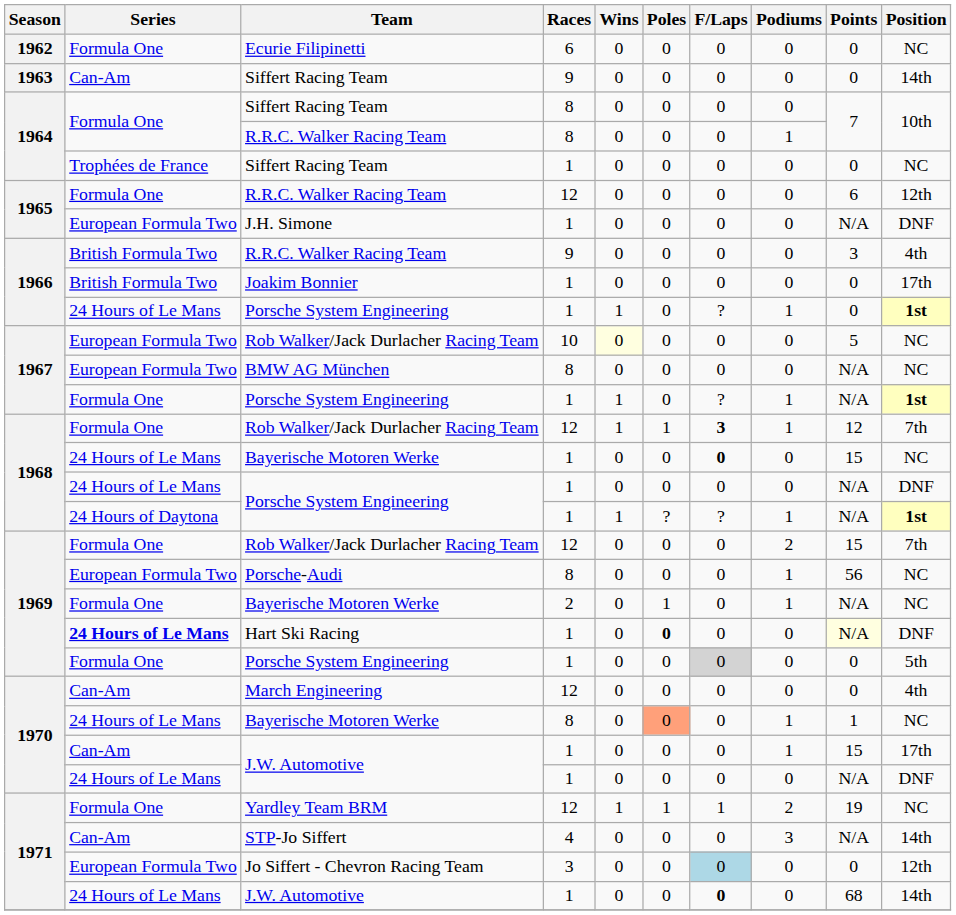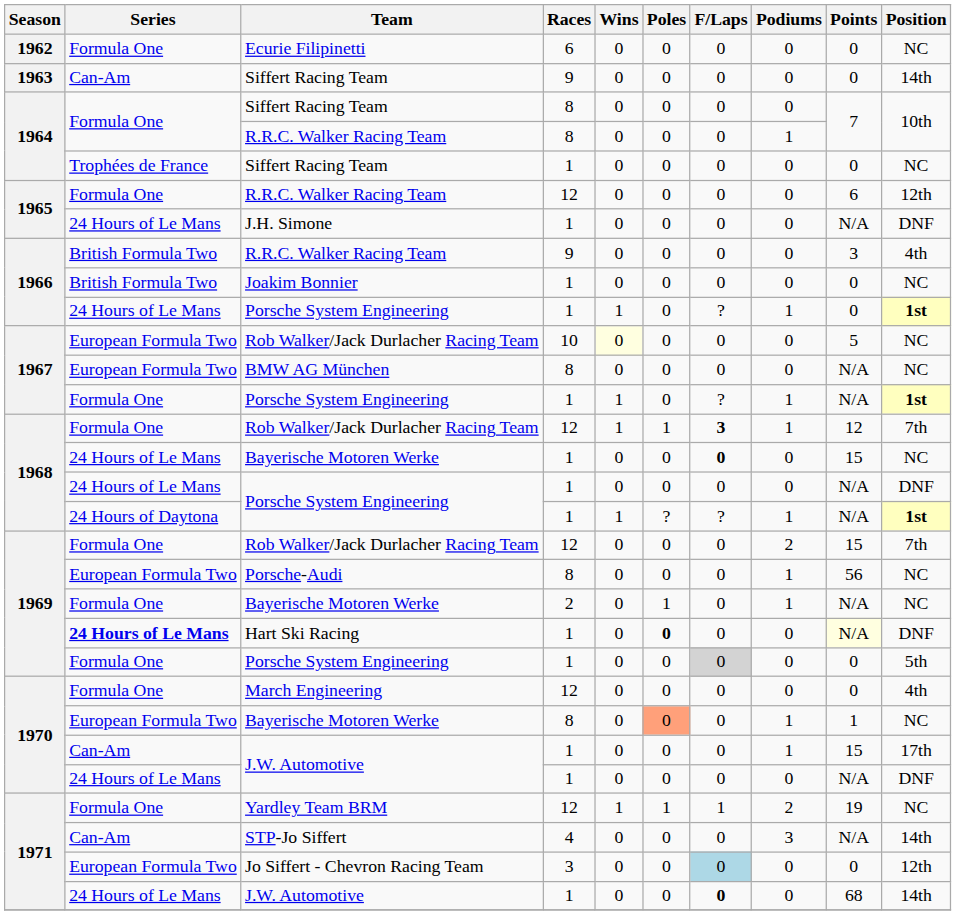(153, 223) European Formula Two -> (145, 223) 24 Hours of Le Mans
(916, 282) 17th -> (916, 282) NC
(100, 691) Can-Am -> (116, 691) Formula One
(145, 720) 24 Hours of Le Mans -> (153, 720) European Formula Two
